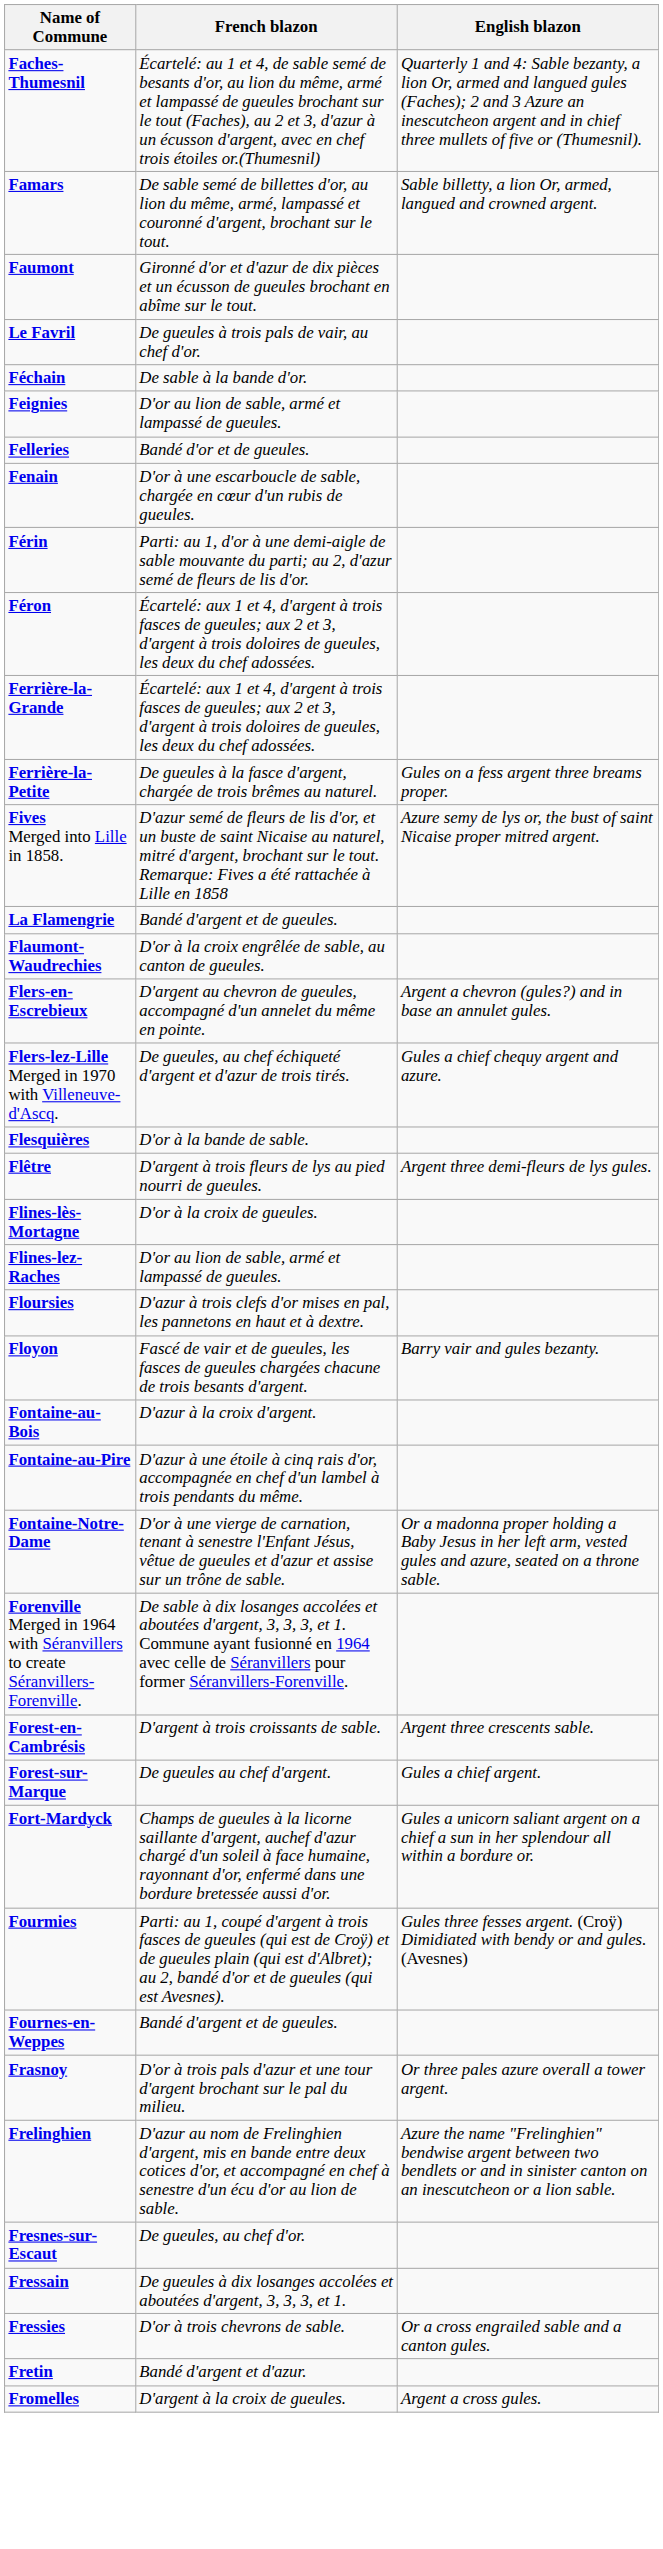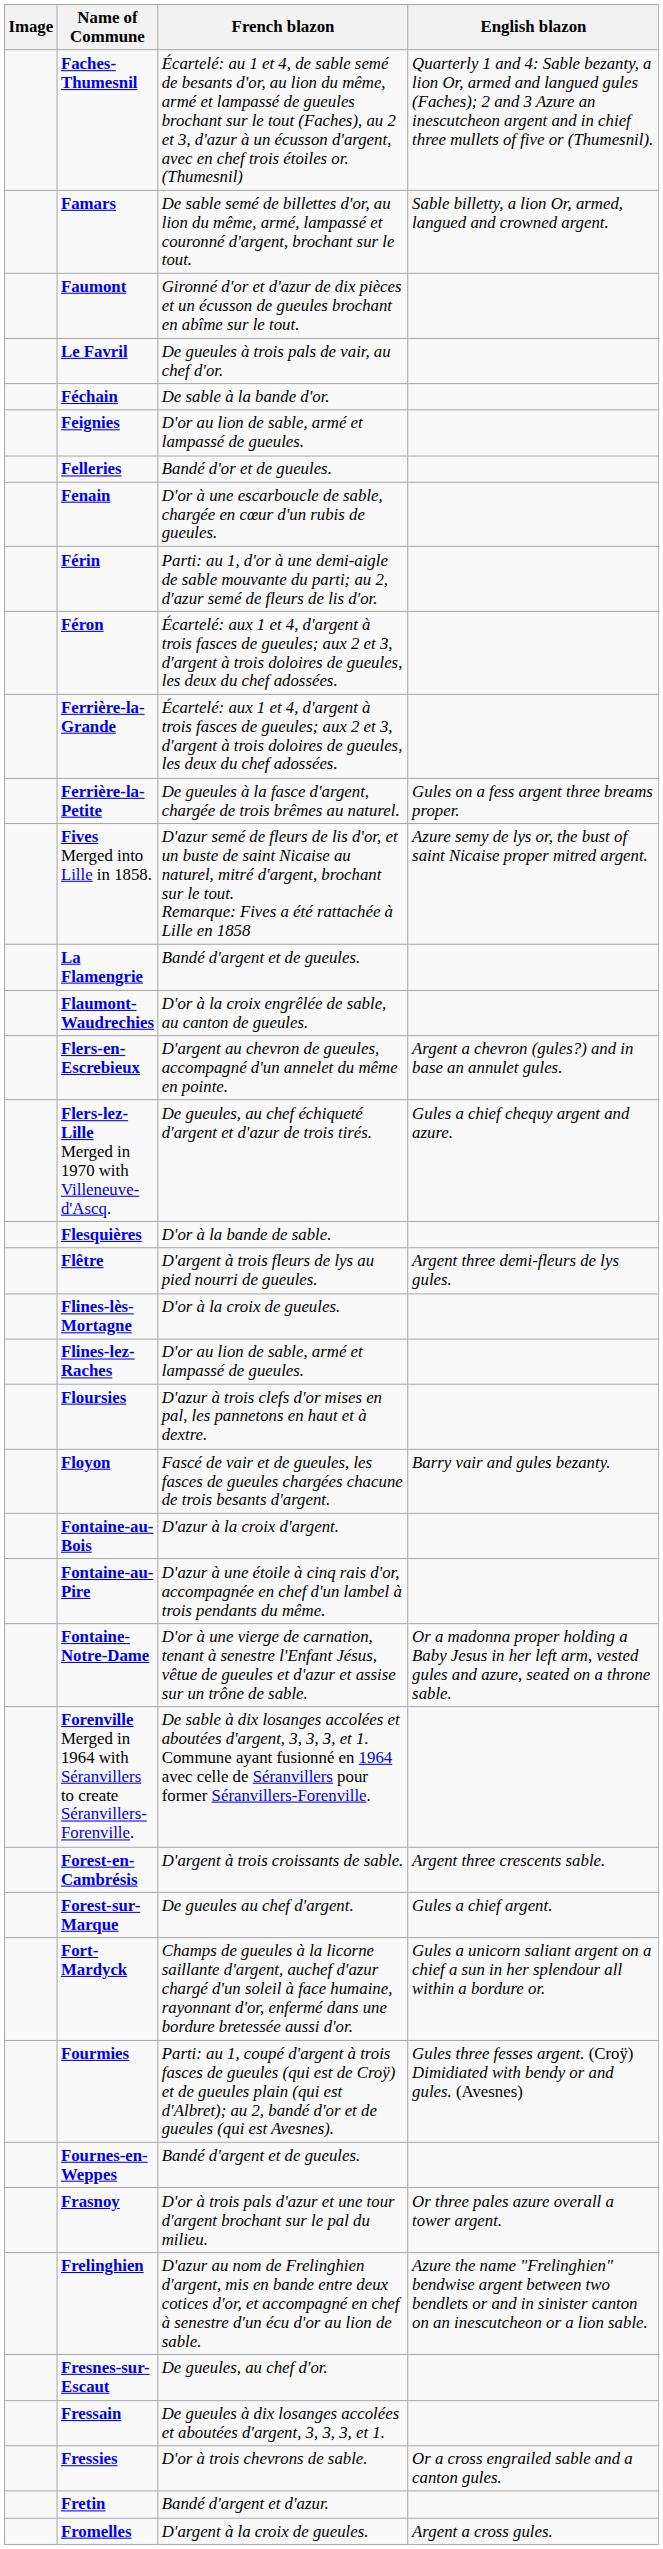+ column: (31, 27)
